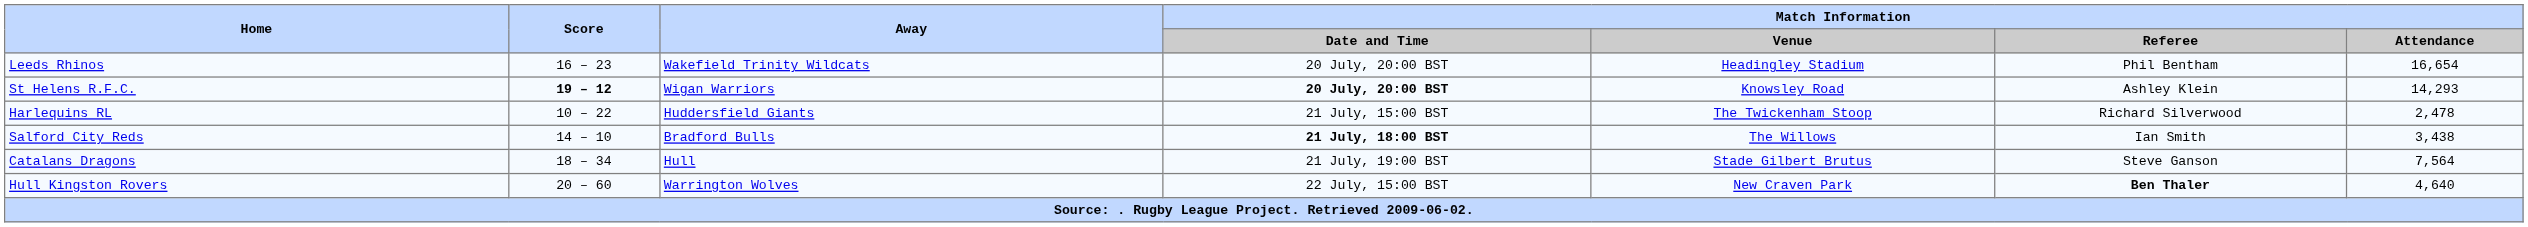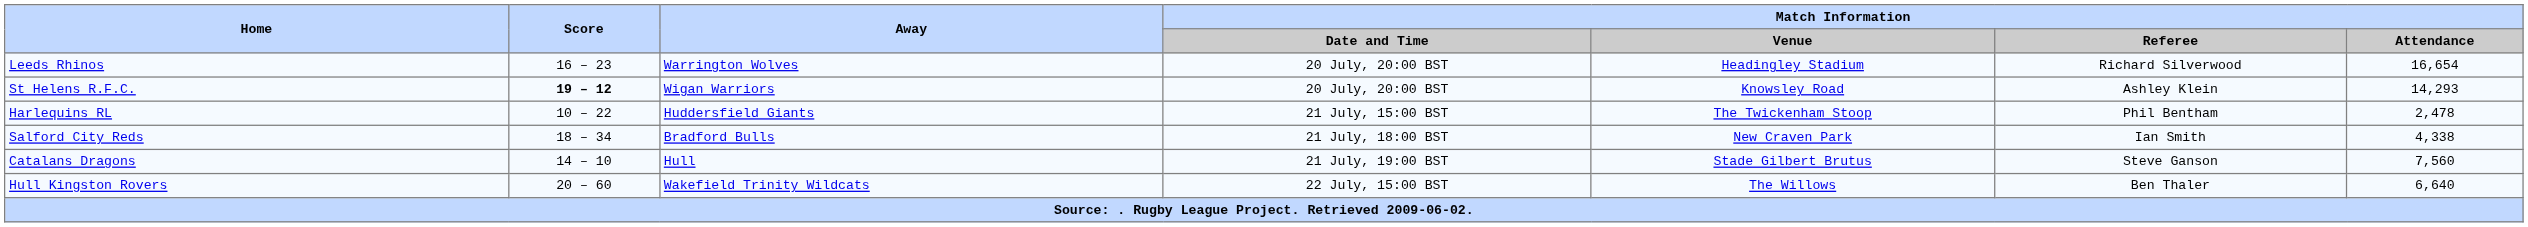(767, 65) Wakefield Trinity Wildcats -> (731, 65) Warrington Wolves
(2170, 65) Phil Bentham -> (2170, 65) Richard Silverwood
(1377, 89) bold -> (1377, 89) normal
(2170, 113) Richard Silverwood -> (2170, 113) Phil Bentham
(584, 137) 14 – 10 -> (584, 137) 18 – 34
(1377, 137) bold -> (1377, 137) normal
(1793, 137) The Willows -> (1793, 137) New Craven Park
(2435, 137) 3,438 -> (2435, 137) 4,338
(584, 161) 18 – 34 -> (584, 161) 14 – 10
(2435, 161) 7,564 -> (2435, 161) 7,560
(731, 186) Warrington Wolves -> (767, 186) Wakefield Trinity Wildcats
(1793, 186) New Craven Park -> (1793, 186) The Willows
(2170, 186) bold -> (2170, 186) normal
(2435, 186) 4,640 -> (2435, 186) 6,640
